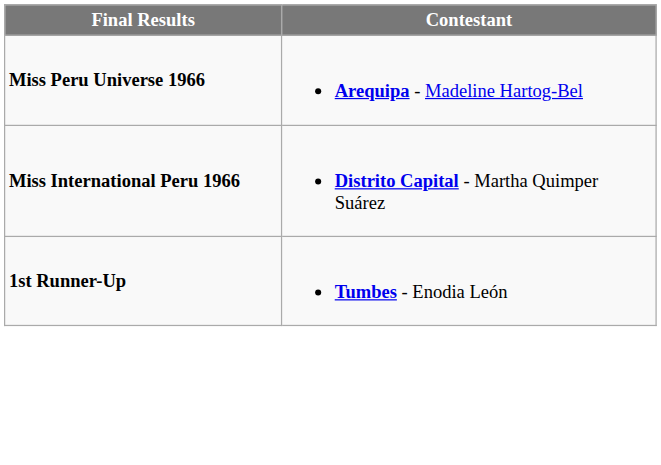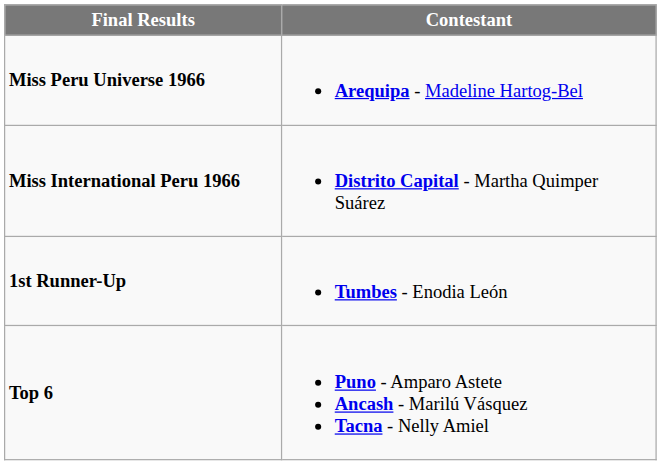+ row: (31, 392)
